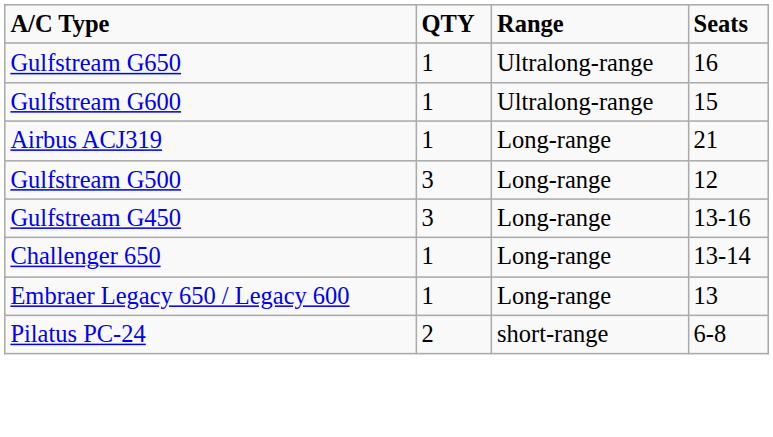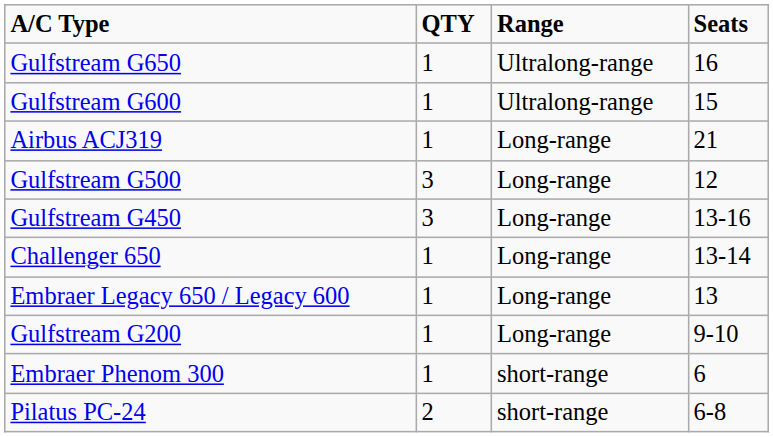+ row: (96, 334)
+ row: (117, 373)
